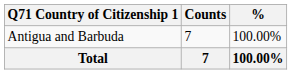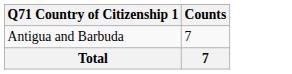- column: (258, 15)
